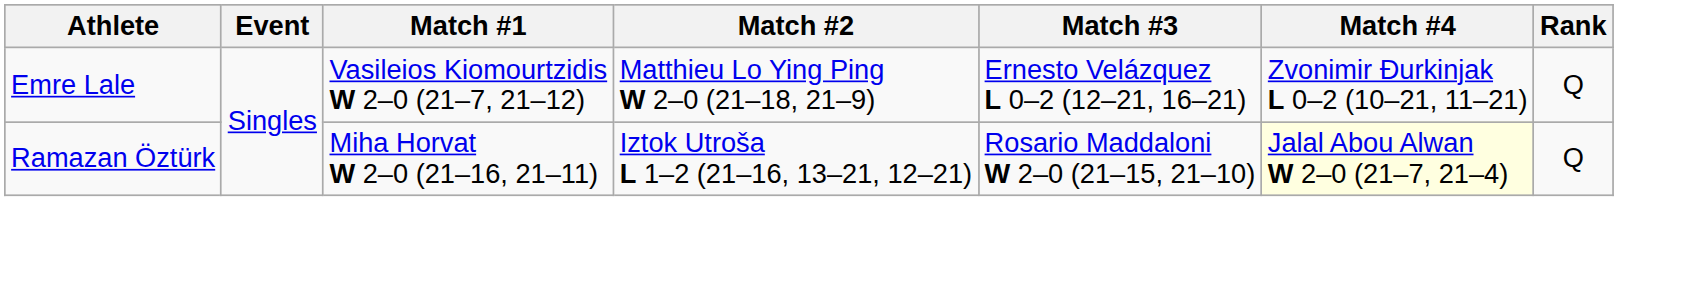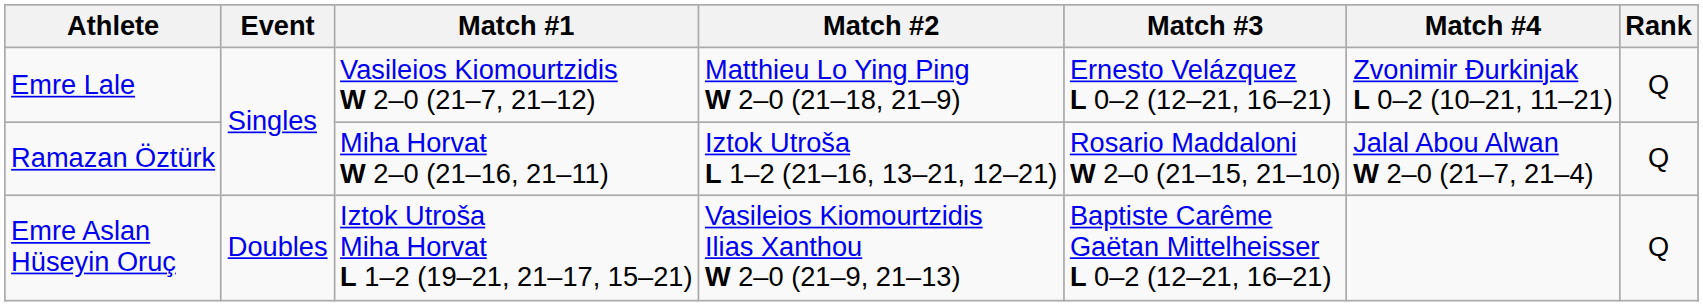(1388, 158) lightyellow background -> (1473, 158) no background
+ row: (94, 247)
